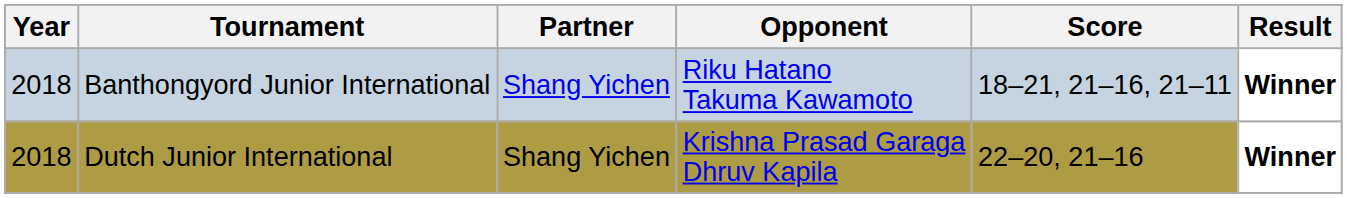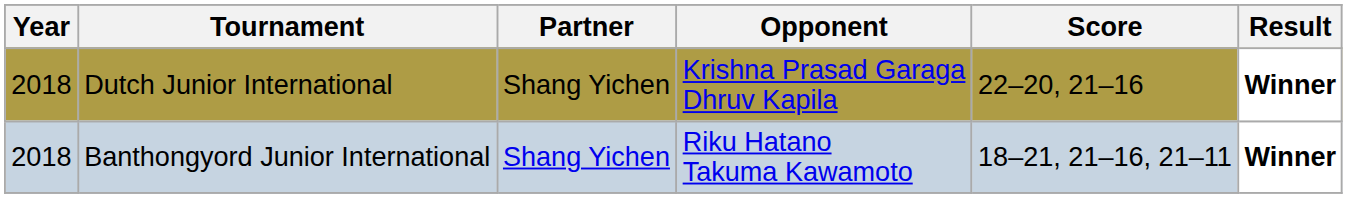rows swapped: (287, 85) <-> (238, 157)
